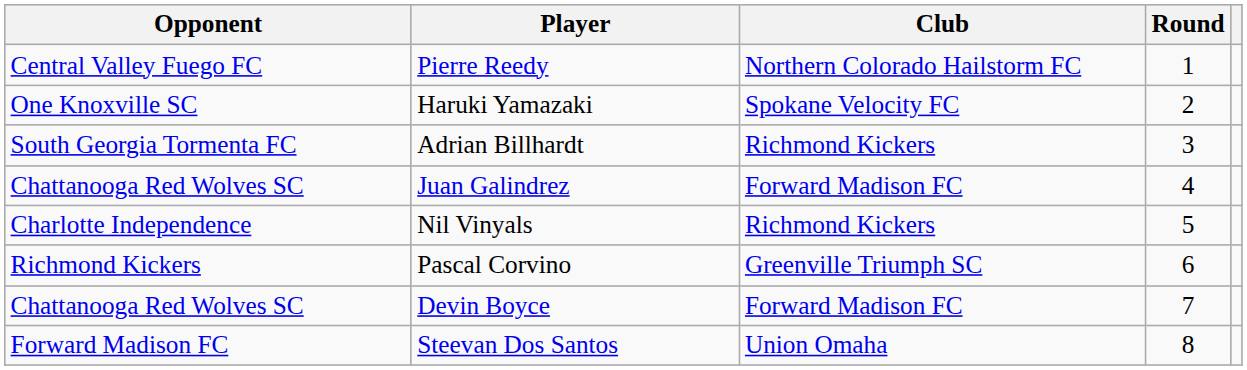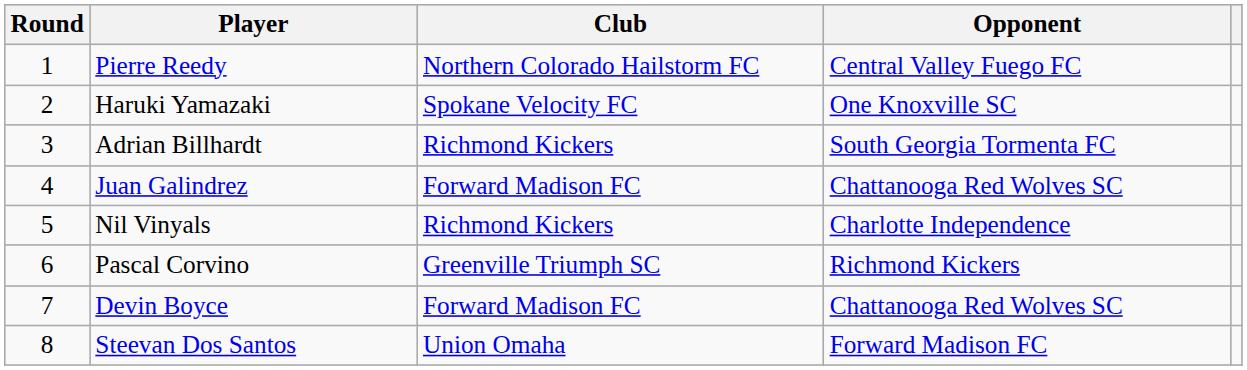columns swapped: (1188, 24) <-> (208, 24)
